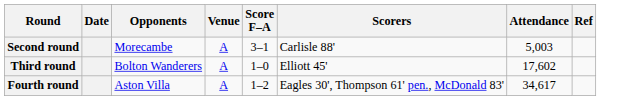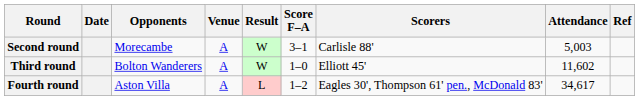+ column: (262, 20)
(539, 66) 17,602 -> (578, 66) 11,602
